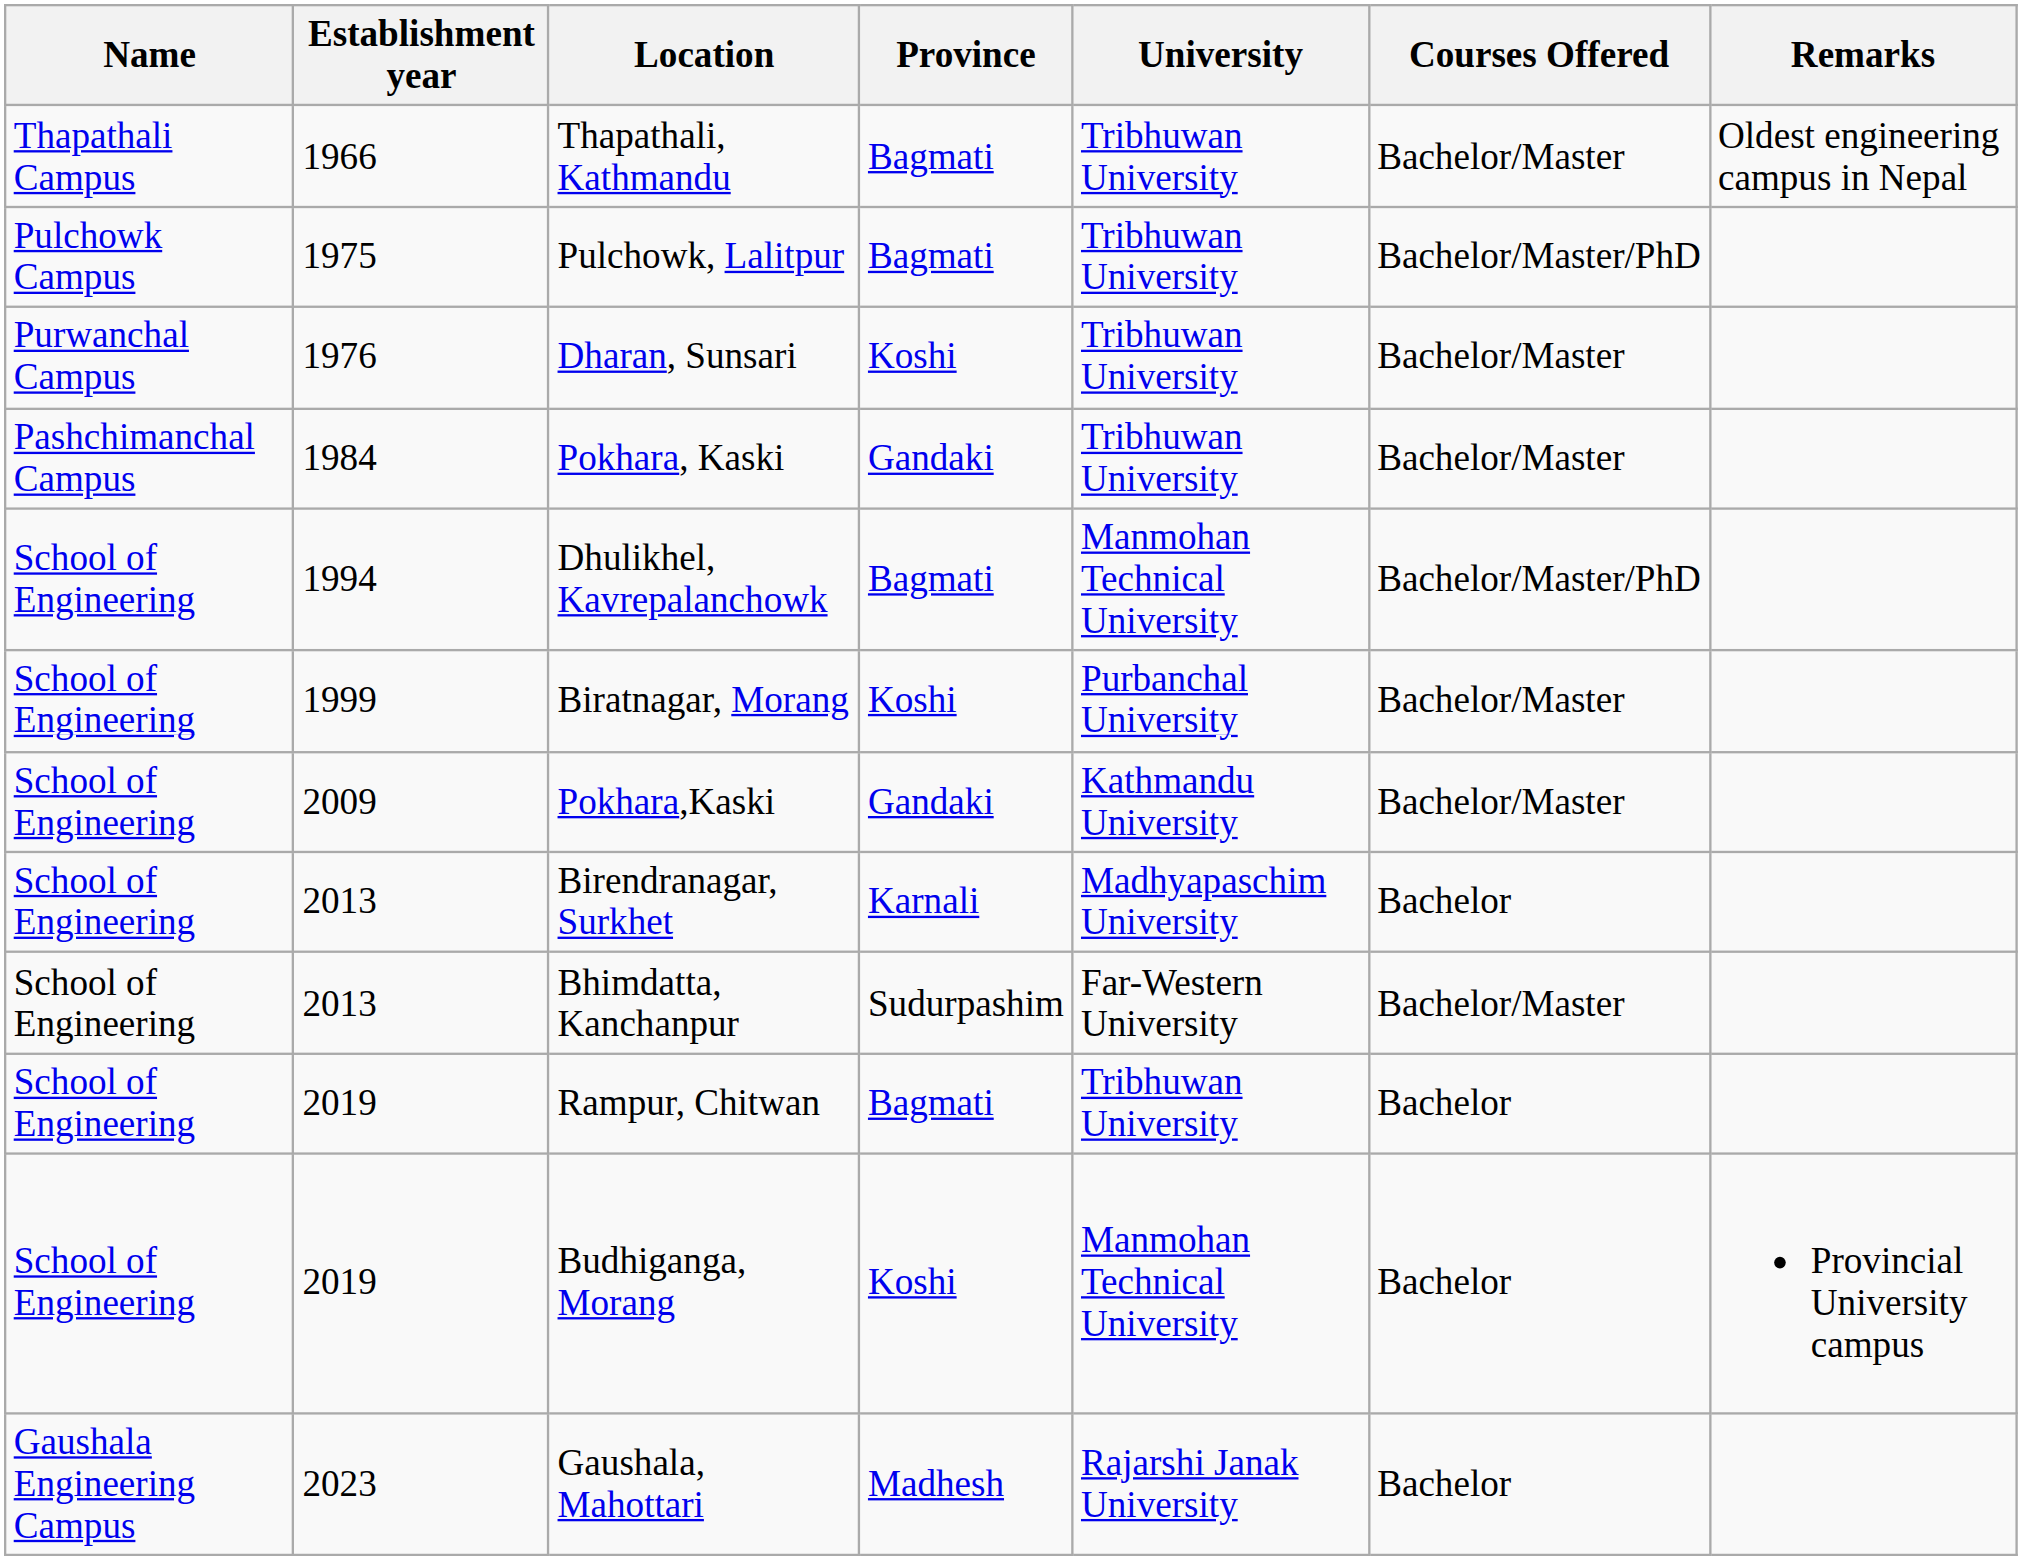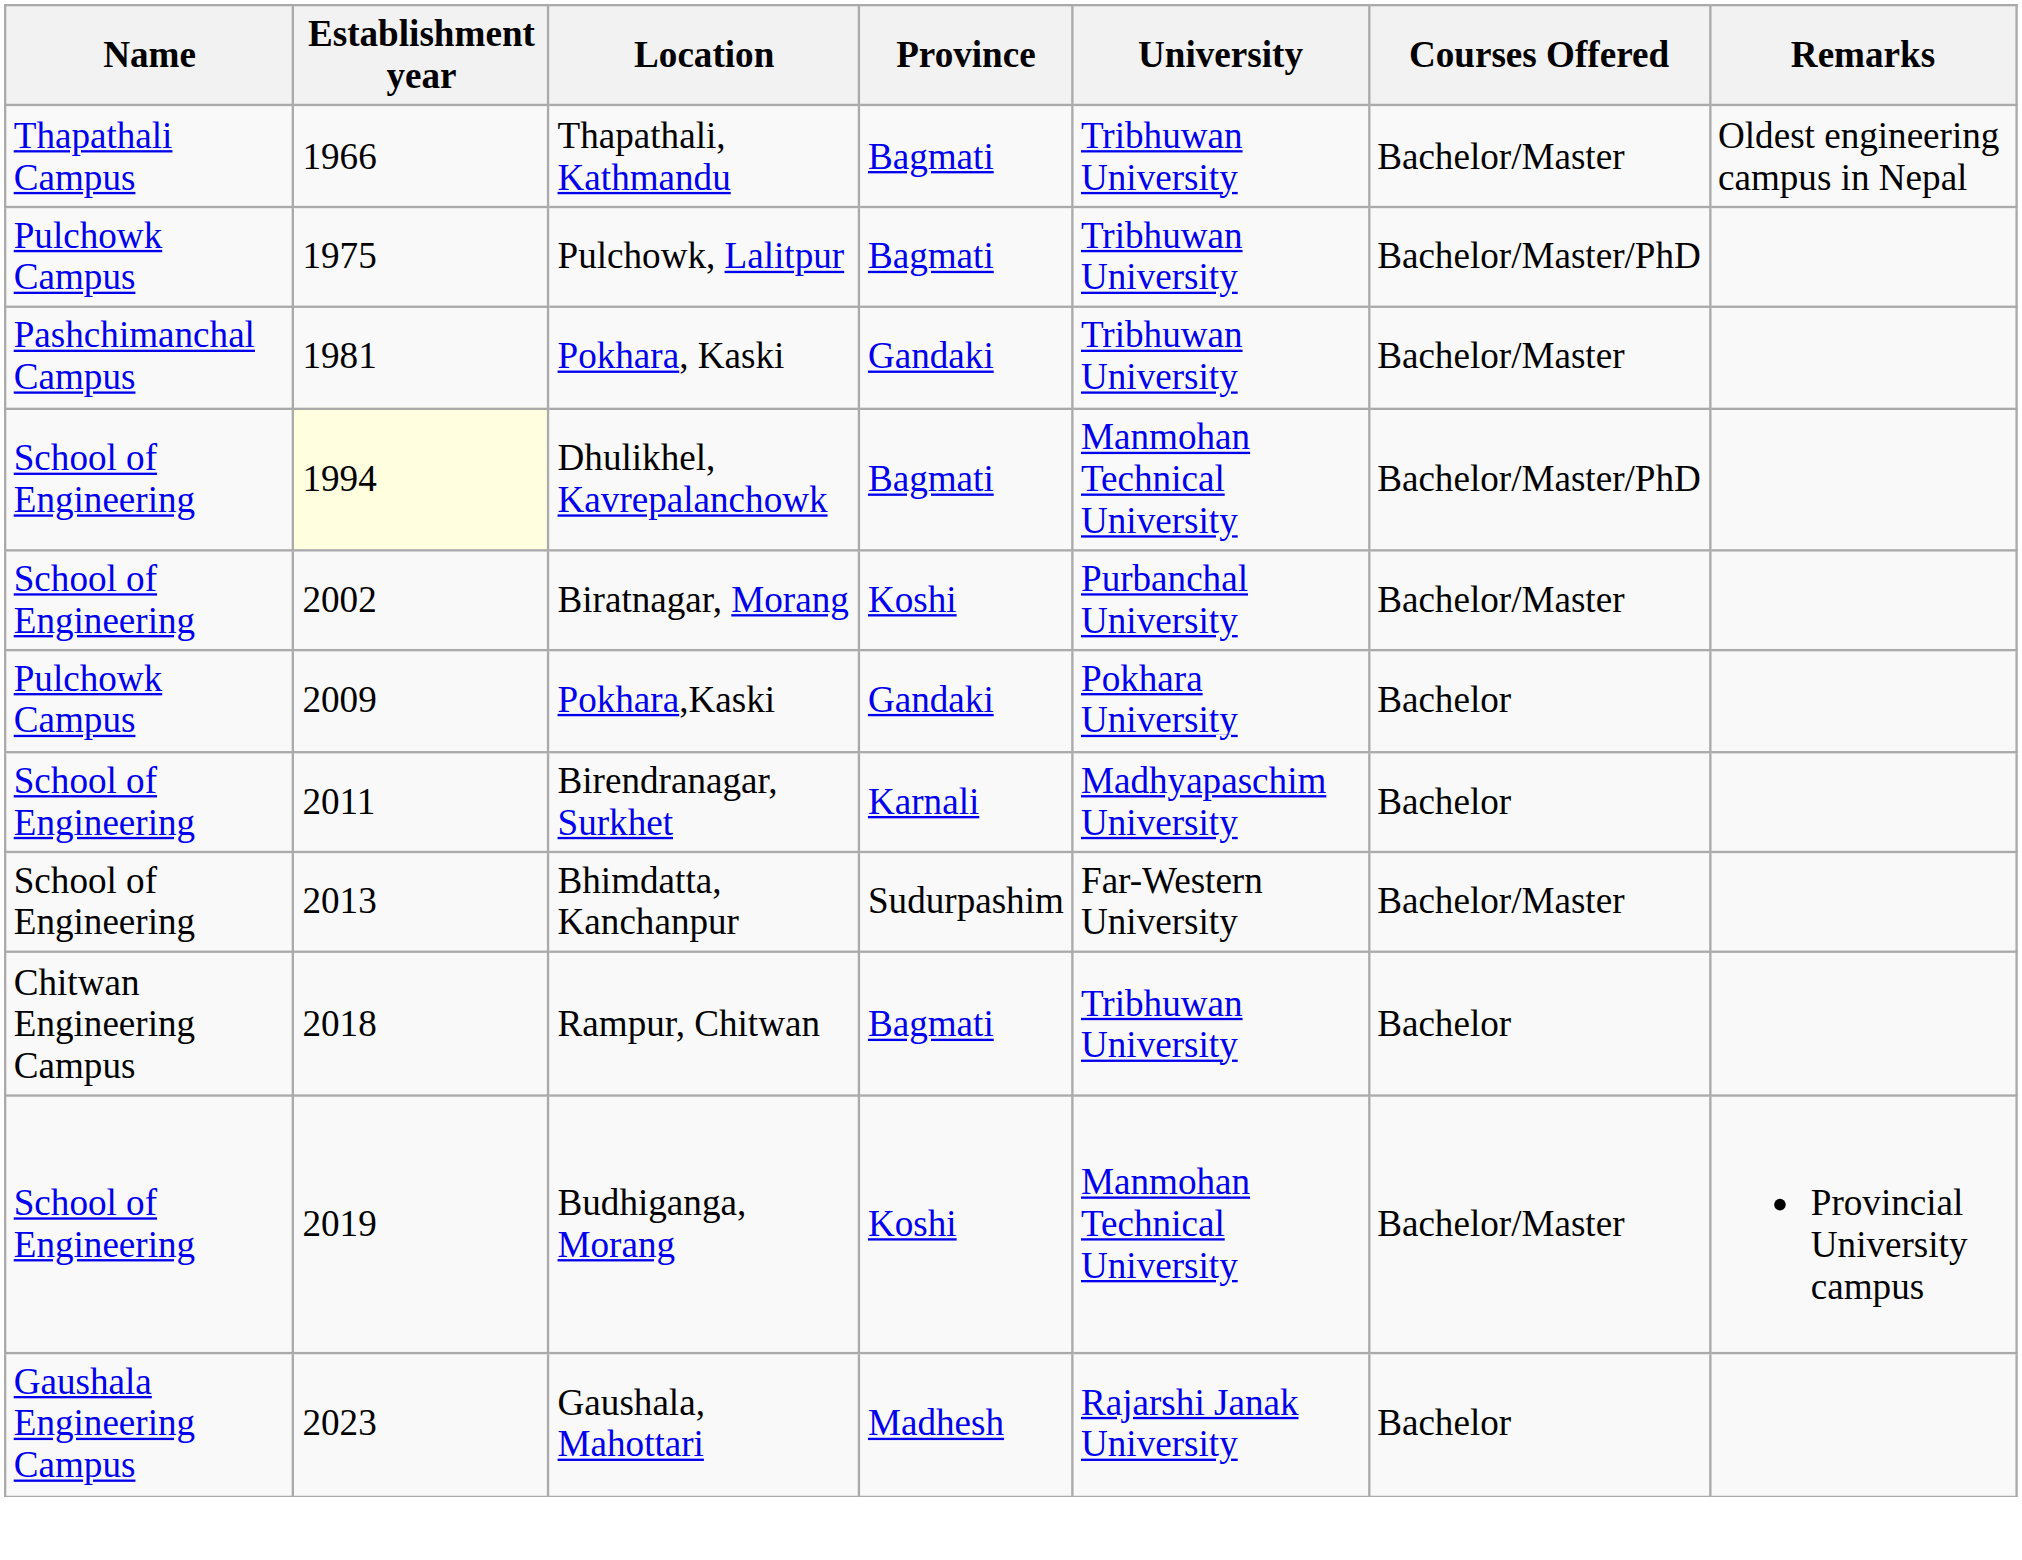- row: (677, 356)
(340, 457) 1984 -> (340, 356) 1981
(340, 578) no background -> (340, 478) lightyellow background
(340, 700) 1999 -> (340, 599) 2002
(104, 800) School of Engineering -> (88, 700) Pulchowk Campus
(1168, 800) Kathmandu University -> (1159, 700) Pokhara University
(1501, 800) Bachelor/Master -> (1444, 700) Bachelor
(340, 901) 2013 -> (339, 800) 2011
(104, 1102) School of Engineering -> (104, 1023) Chitwan Engineering Campus
(340, 1102) 2019 -> (340, 1023) 2018
(1444, 1282) Bachelor -> (1501, 1223) Bachelor/Master
